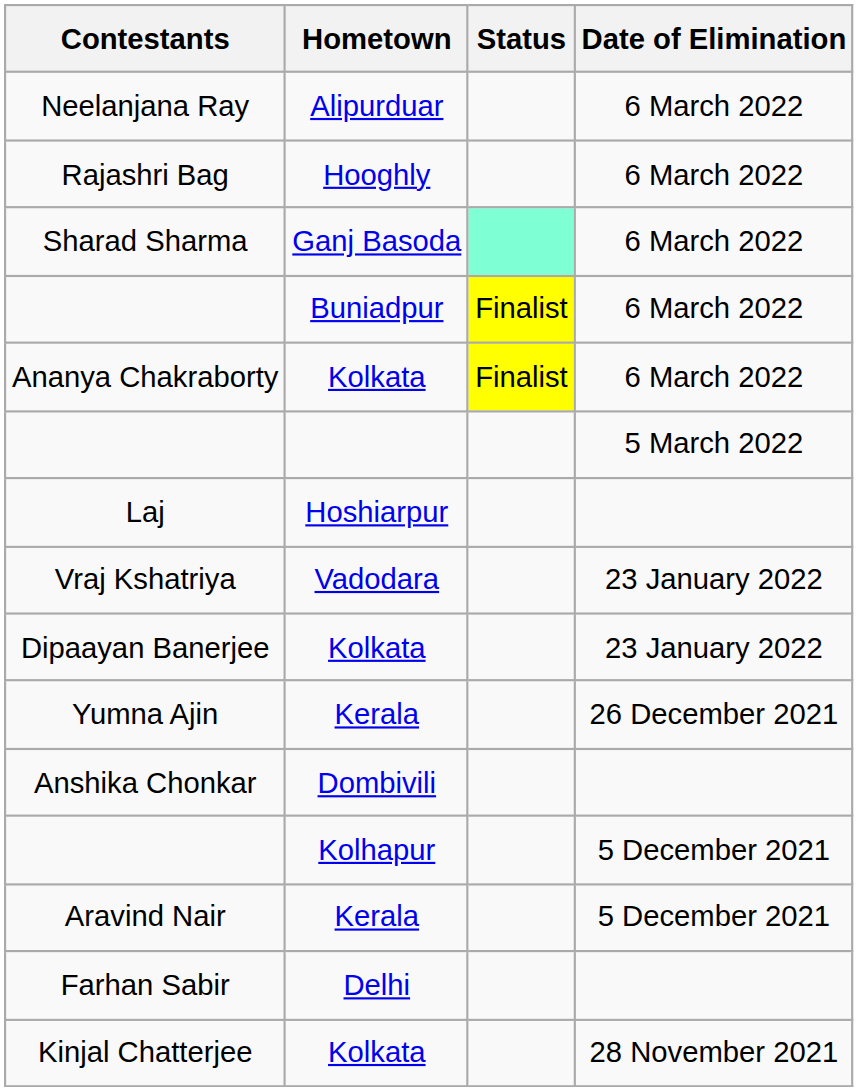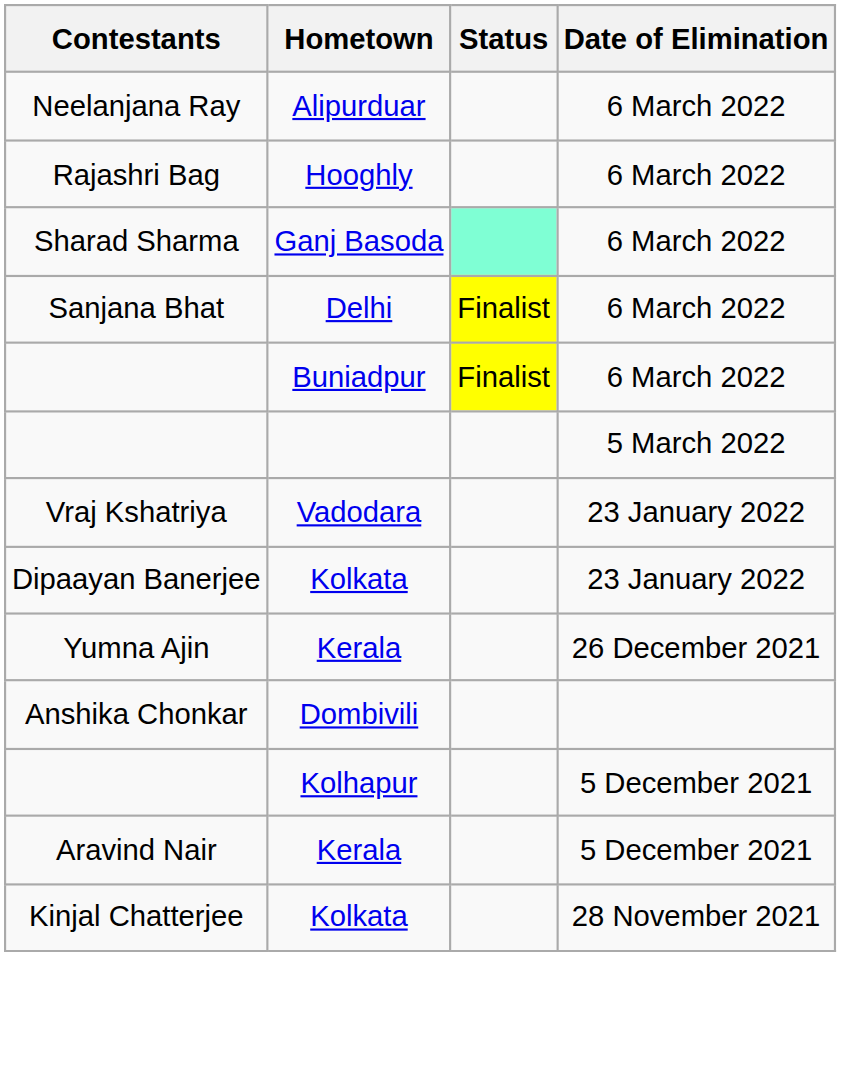+ row: (136, 309)
- row: (145, 376)
- row: (145, 512)
- row: (145, 985)
